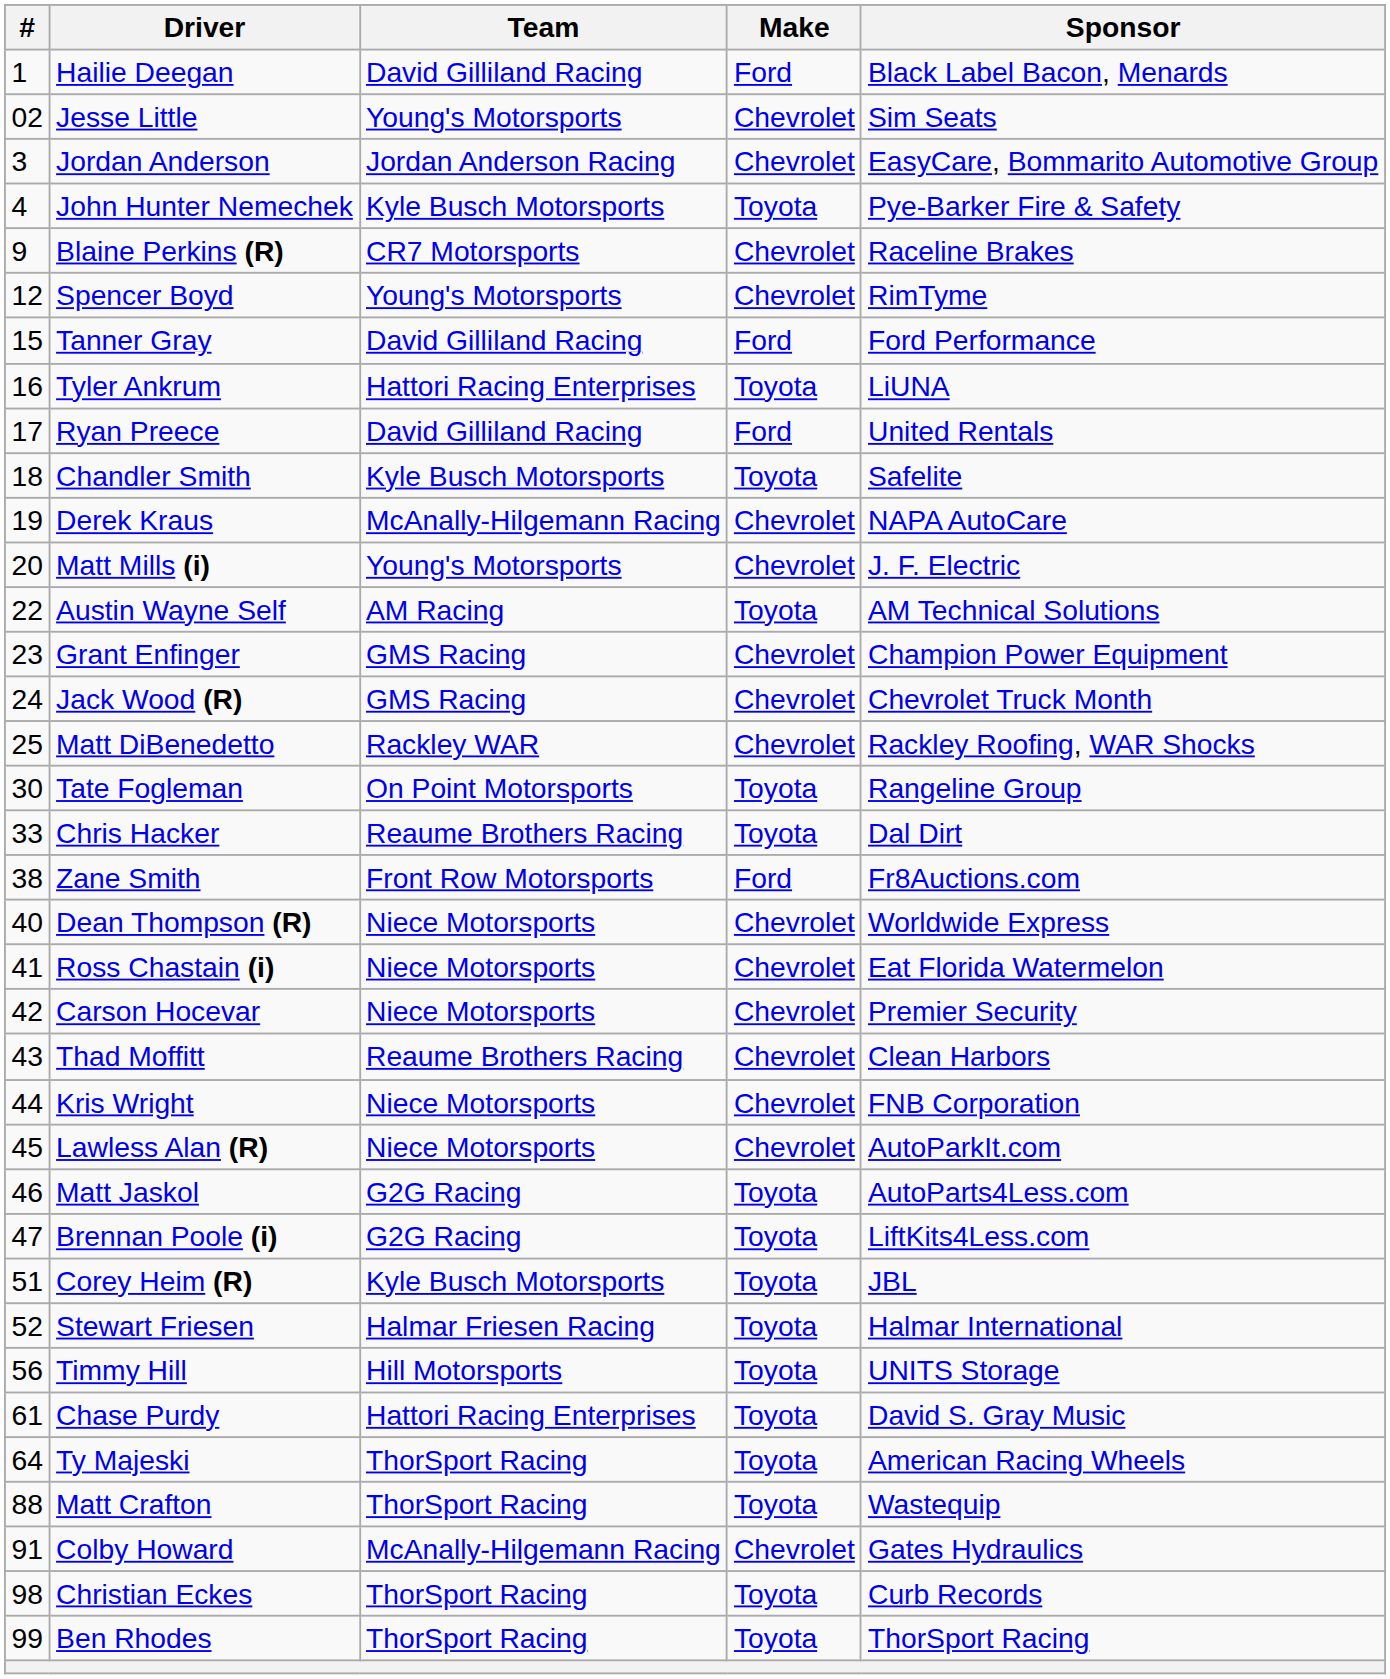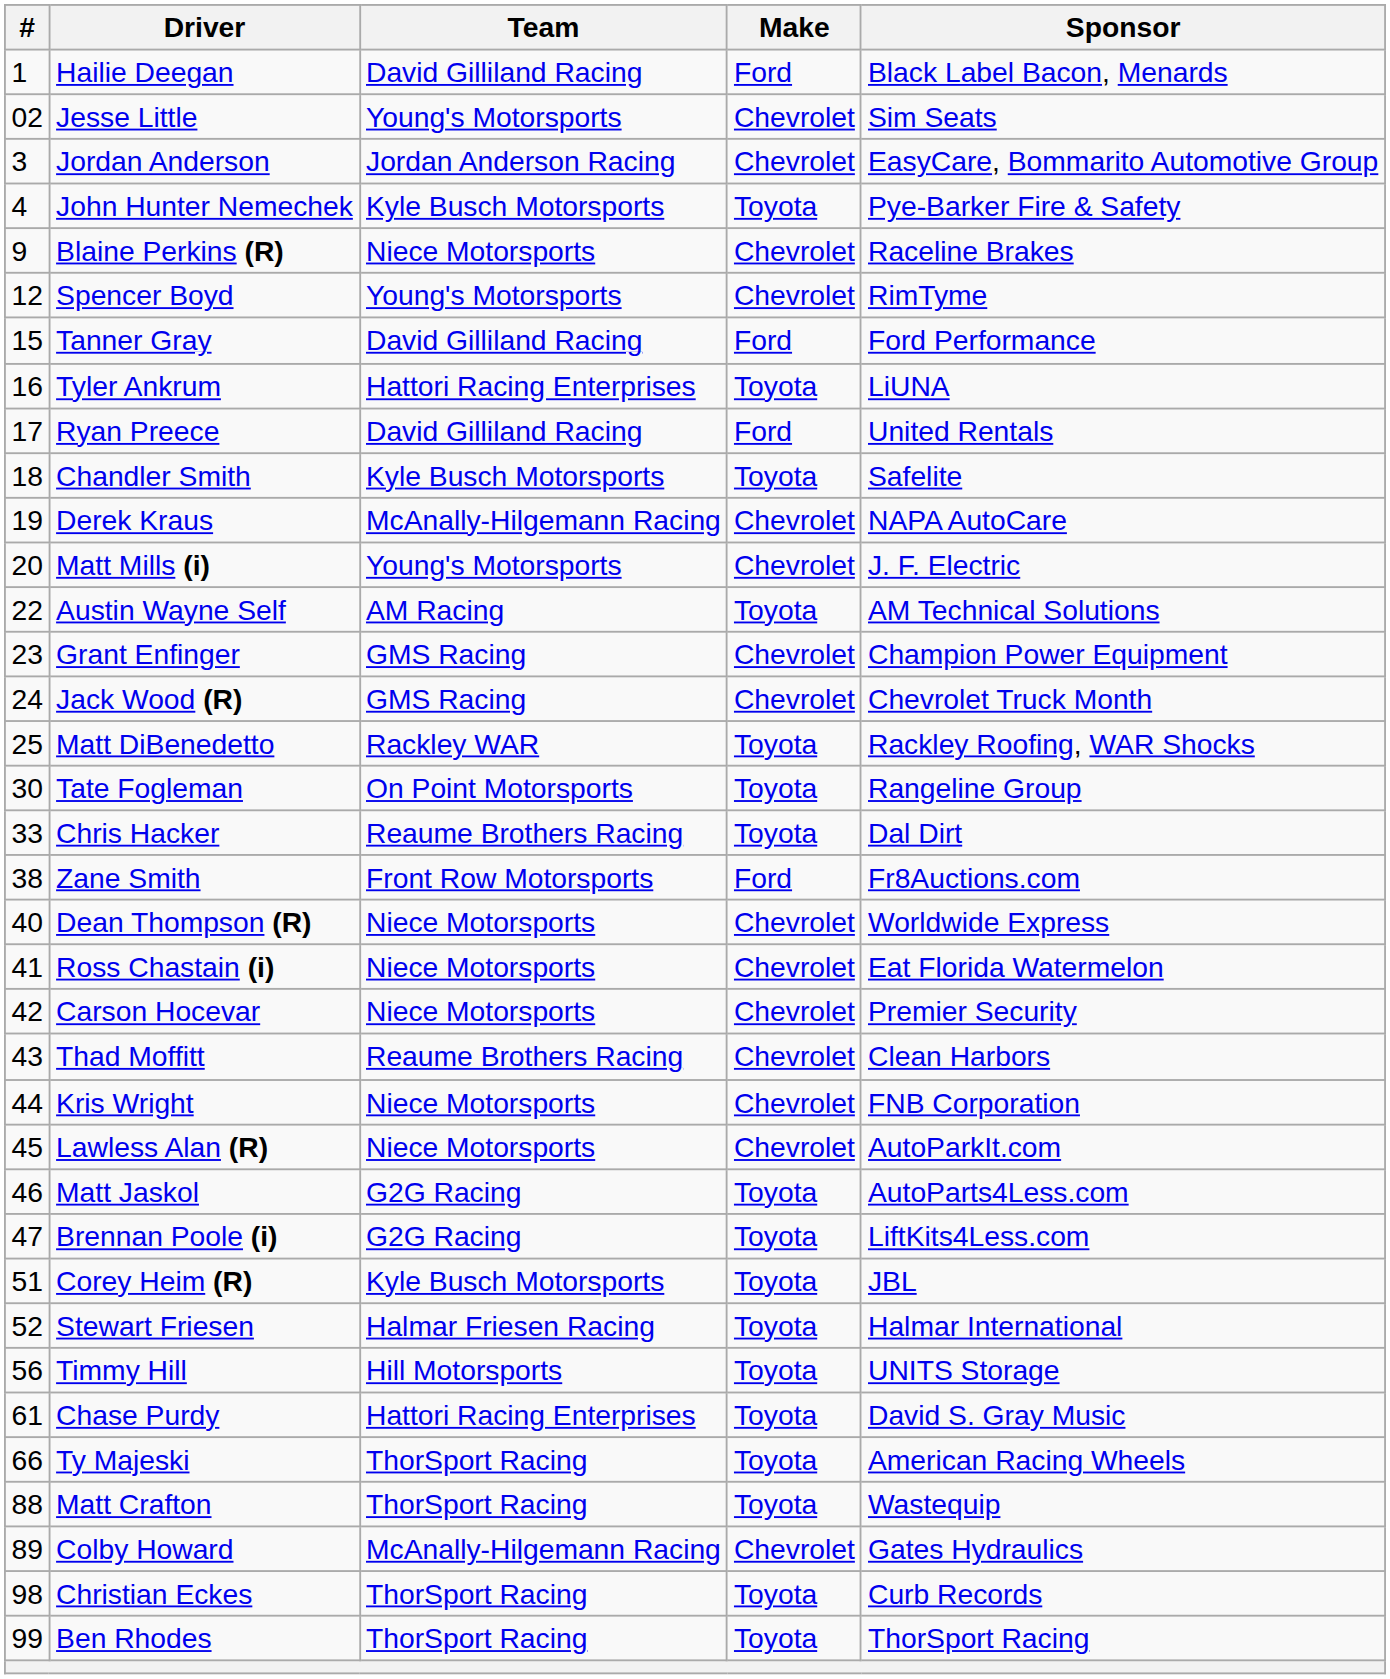(473, 251) CR7 Motorsports -> (481, 251) Niece Motorsports
(794, 744) Chevrolet -> (776, 744) Toyota
(27, 1460) 64 -> (27, 1460) 66
(27, 1549) 91 -> (27, 1549) 89
